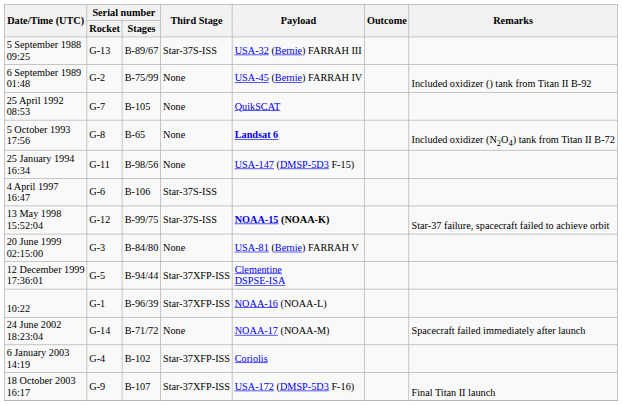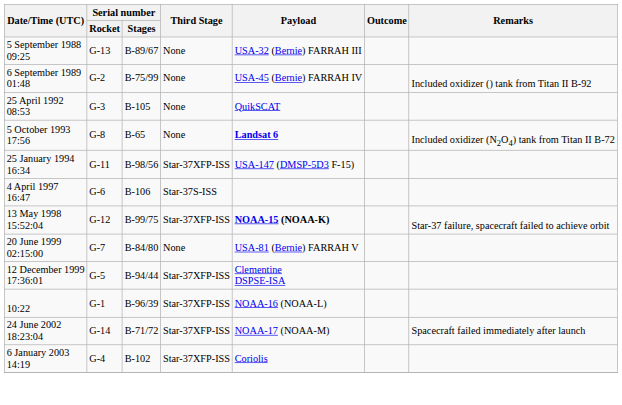(190, 50) Star-37S-ISS -> (174, 50) None
(97, 106) G-7 -> (97, 106) G-3
(174, 164) None -> (196, 164) Star-37XFP-ISS
(190, 220) Star-37S-ISS -> (196, 220) Star-37XFP-ISS
(97, 247) G-3 -> (97, 247) G-7
(174, 331) None -> (196, 331) Star-37XFP-ISS
- row: (41, 386)
